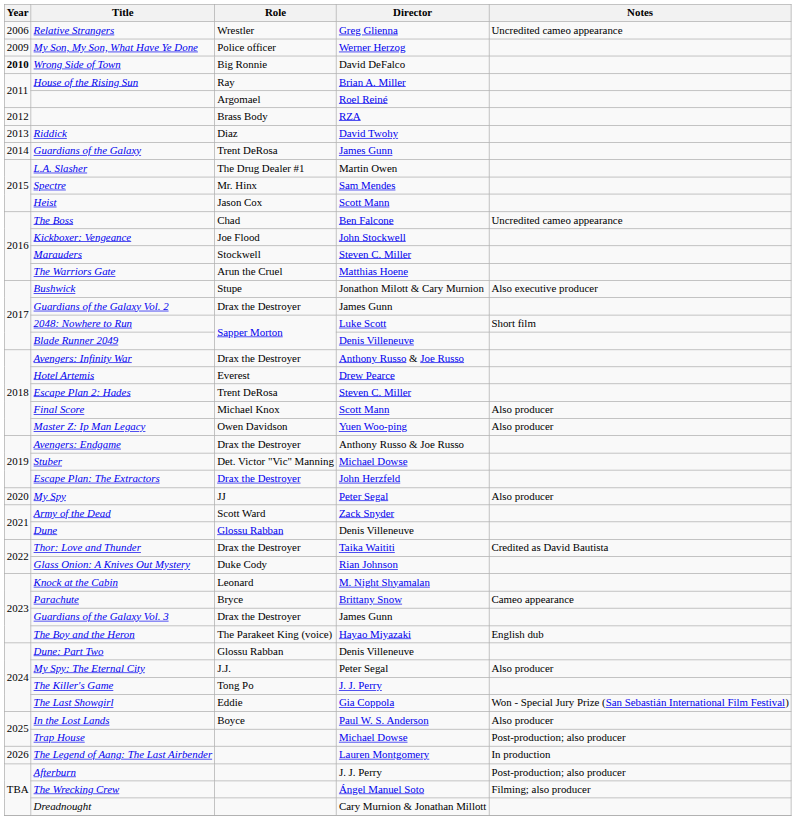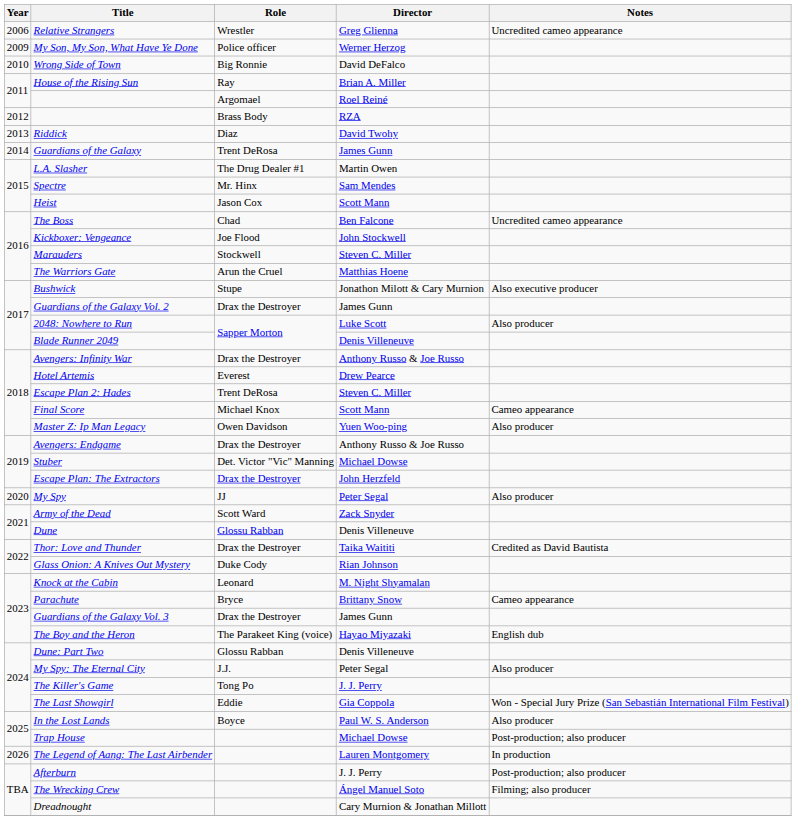(18, 64) bold -> (18, 64) normal
(514, 323) Short film -> (522, 323) Also producer
(522, 409) Also producer -> (533, 409) Cameo appearance
